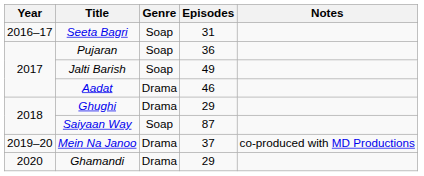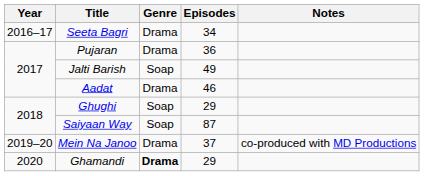(159, 32) Soap -> (160, 32) Drama
(208, 32) 31 -> (210, 32) 34
(159, 50) Soap -> (160, 50) Drama
(159, 106) Drama -> (160, 106) Soap
(159, 161) normal -> (160, 161) bold
